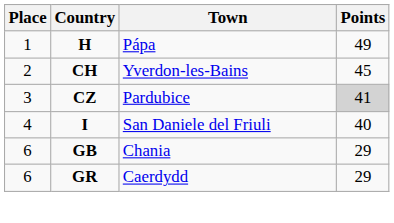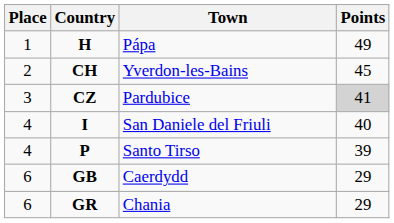+ row: (85, 151)
(147, 151) Chania -> (155, 177) Caerdydd
(155, 177) Caerdydd -> (147, 204) Chania
